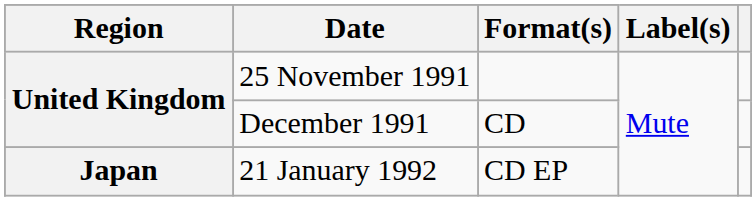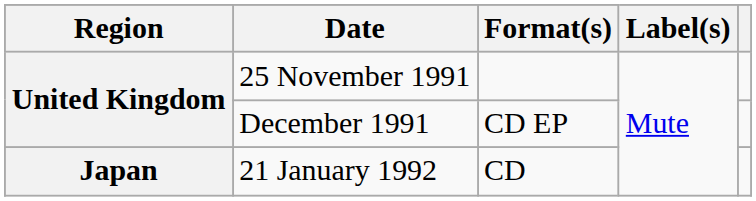(505, 123) CD -> (526, 123) CD EP
(526, 170) CD EP -> (505, 170) CD
